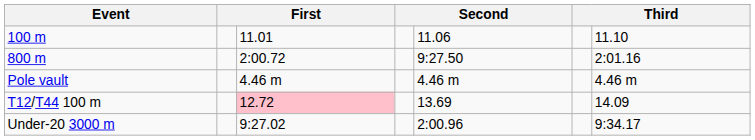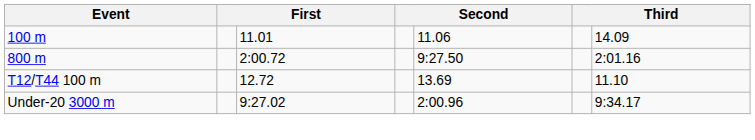(612, 37) 11.10 -> (612, 37) 14.09
- row: (38, 80)
(257, 102) pink background -> (257, 80) no background
(612, 102) 14.09 -> (612, 80) 11.10
